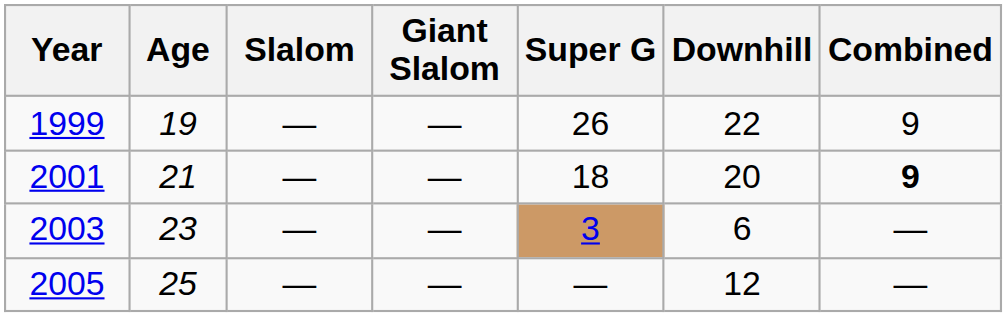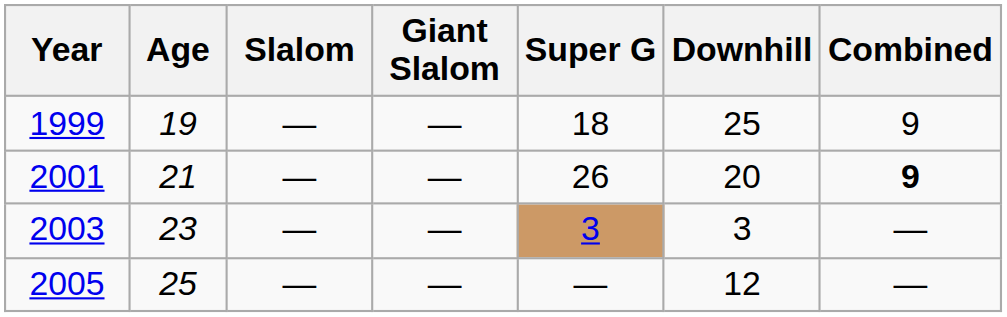(590, 122) 26 -> (590, 122) 18
(742, 122) 22 -> (742, 122) 25
(590, 176) 18 -> (590, 176) 26
(742, 229) 6 -> (742, 229) 3
